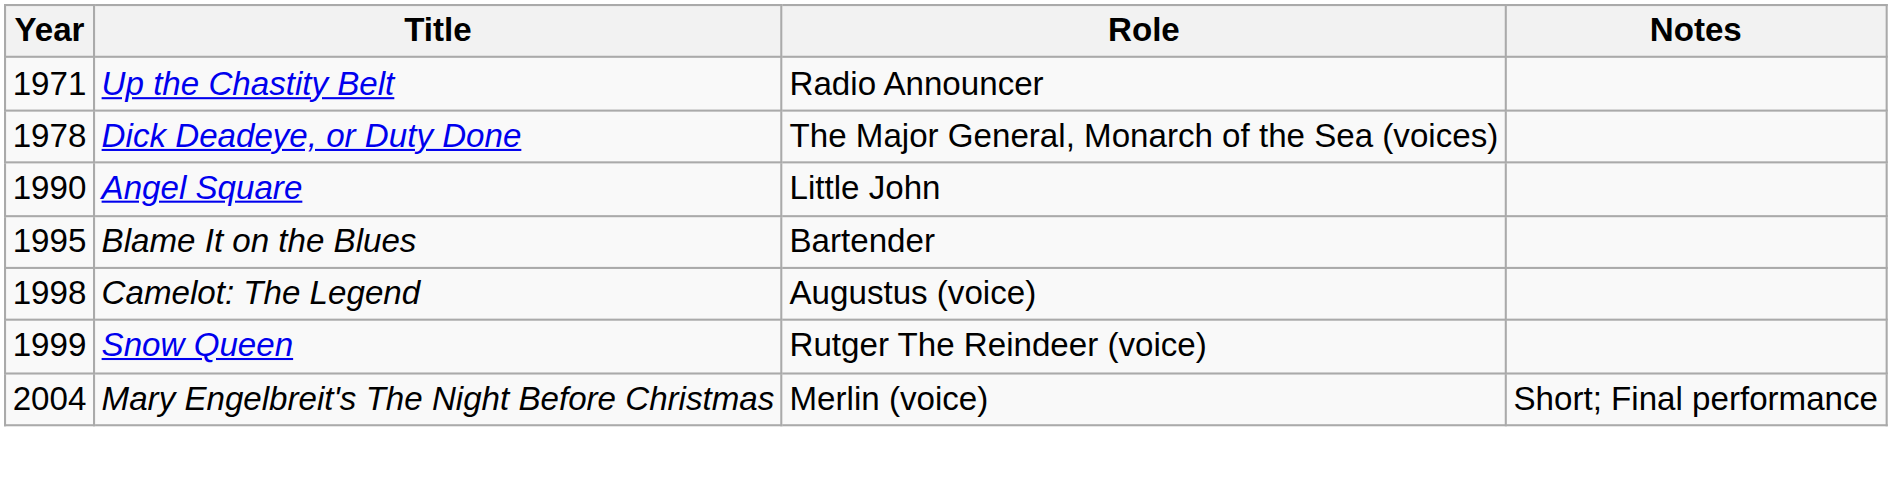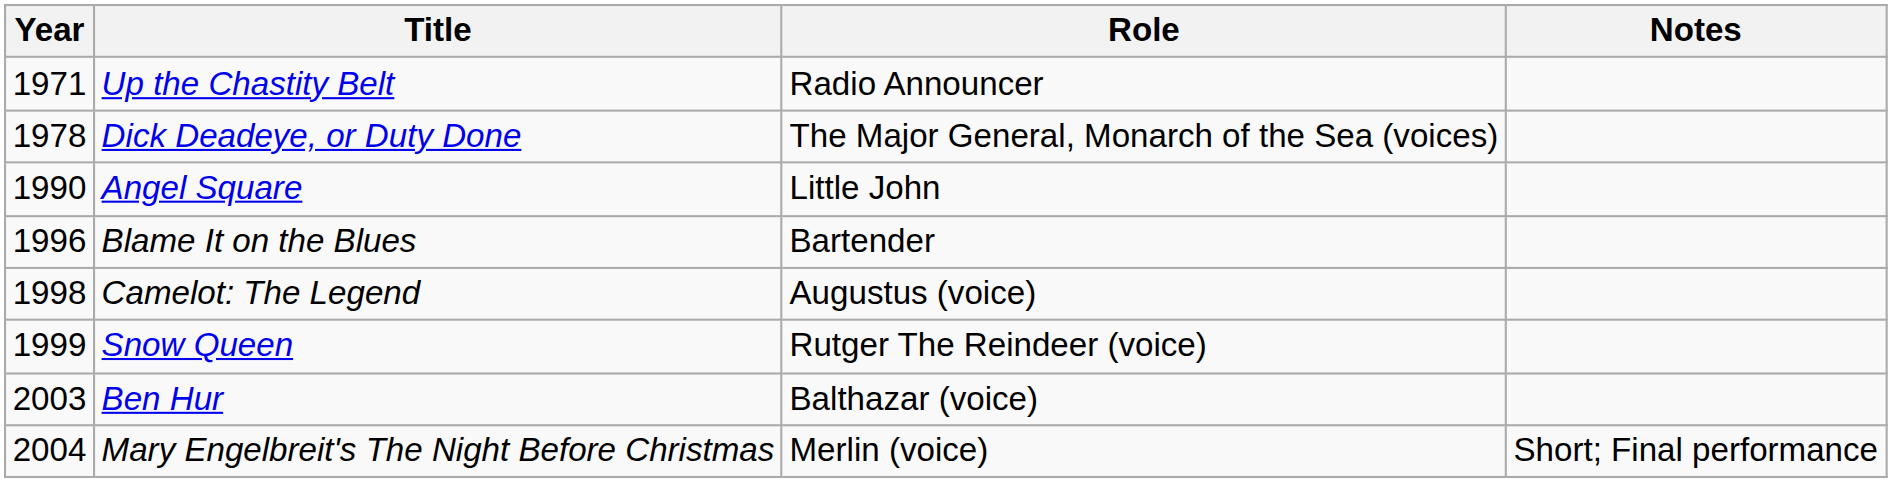(50, 240) 1995 -> (50, 240) 1996
+ row: (162, 398)
